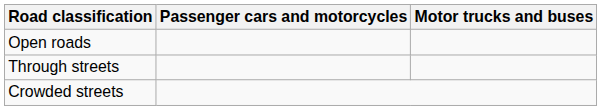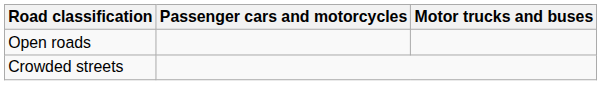- row: (64, 67)
